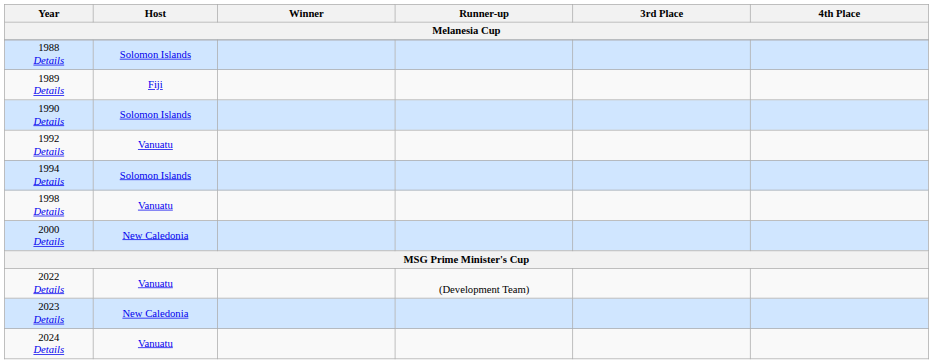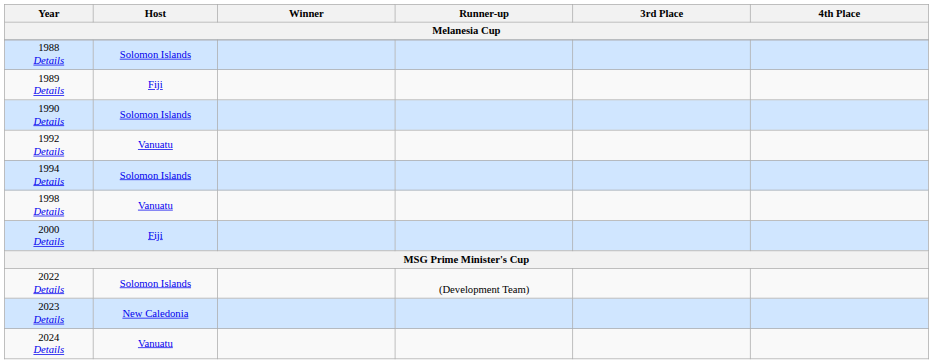(155, 236) New Caledonia -> (155, 236) Fiji
(155, 283) Vanuatu -> (155, 283) Solomon Islands
